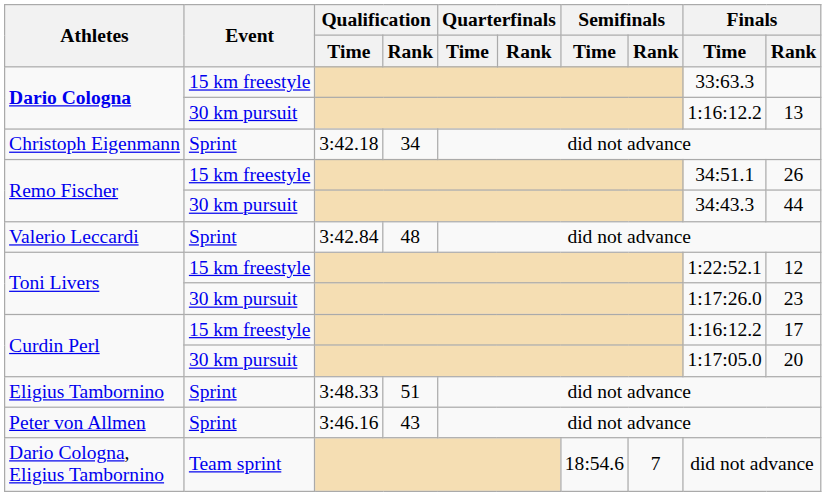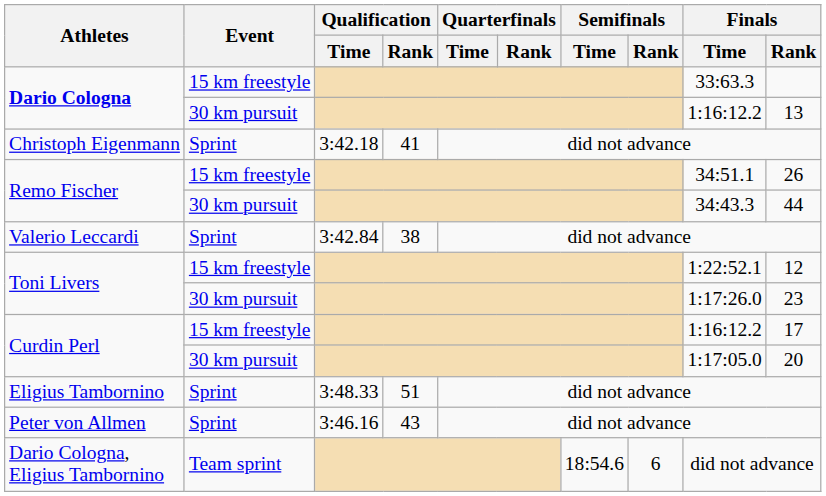(410, 143) 34 -> (410, 143) 41
(410, 236) 48 -> (410, 236) 38
(656, 464) 7 -> (656, 464) 6
